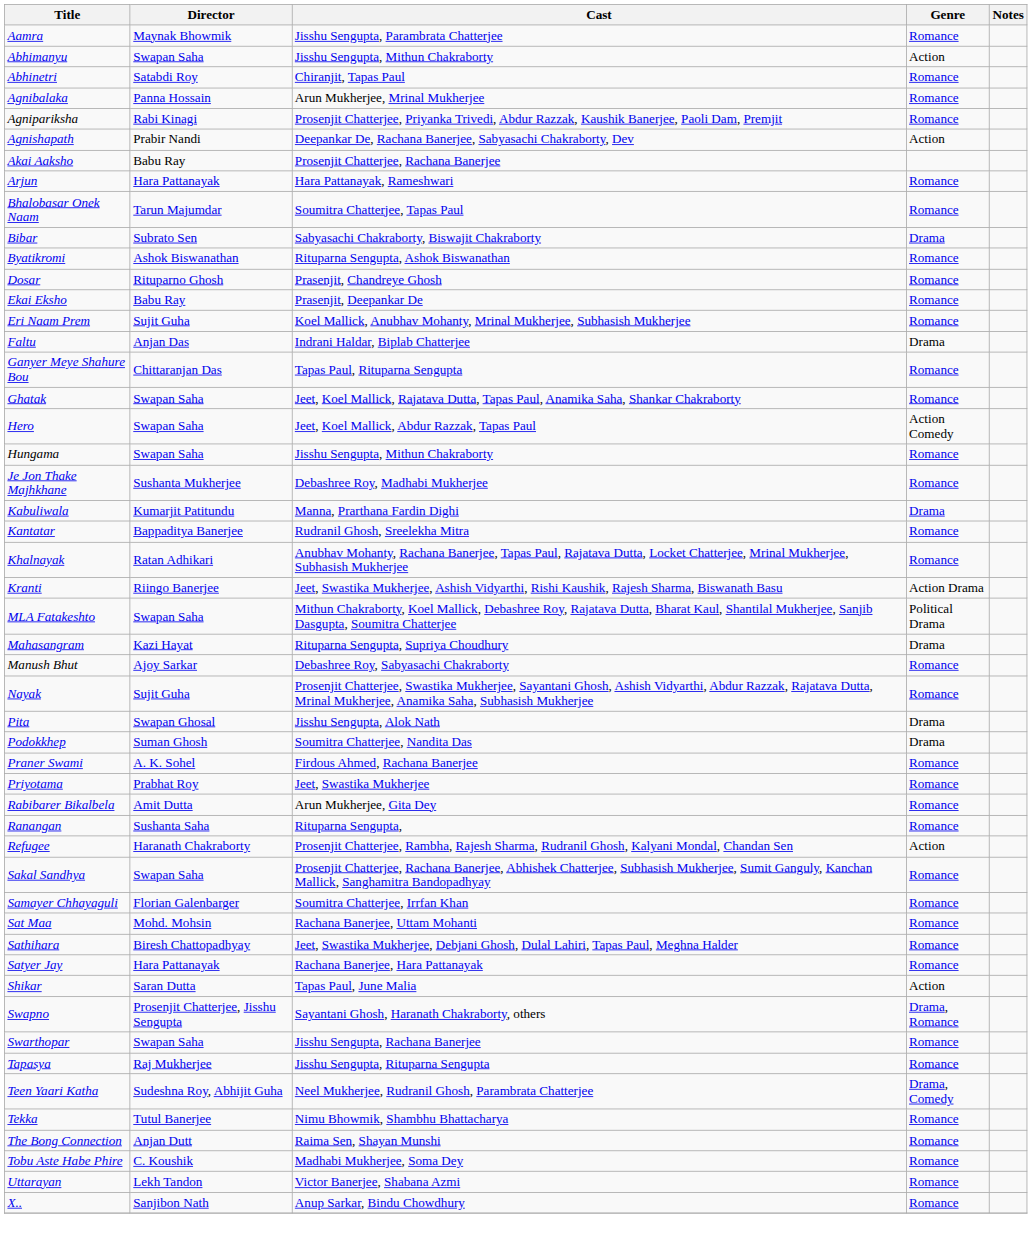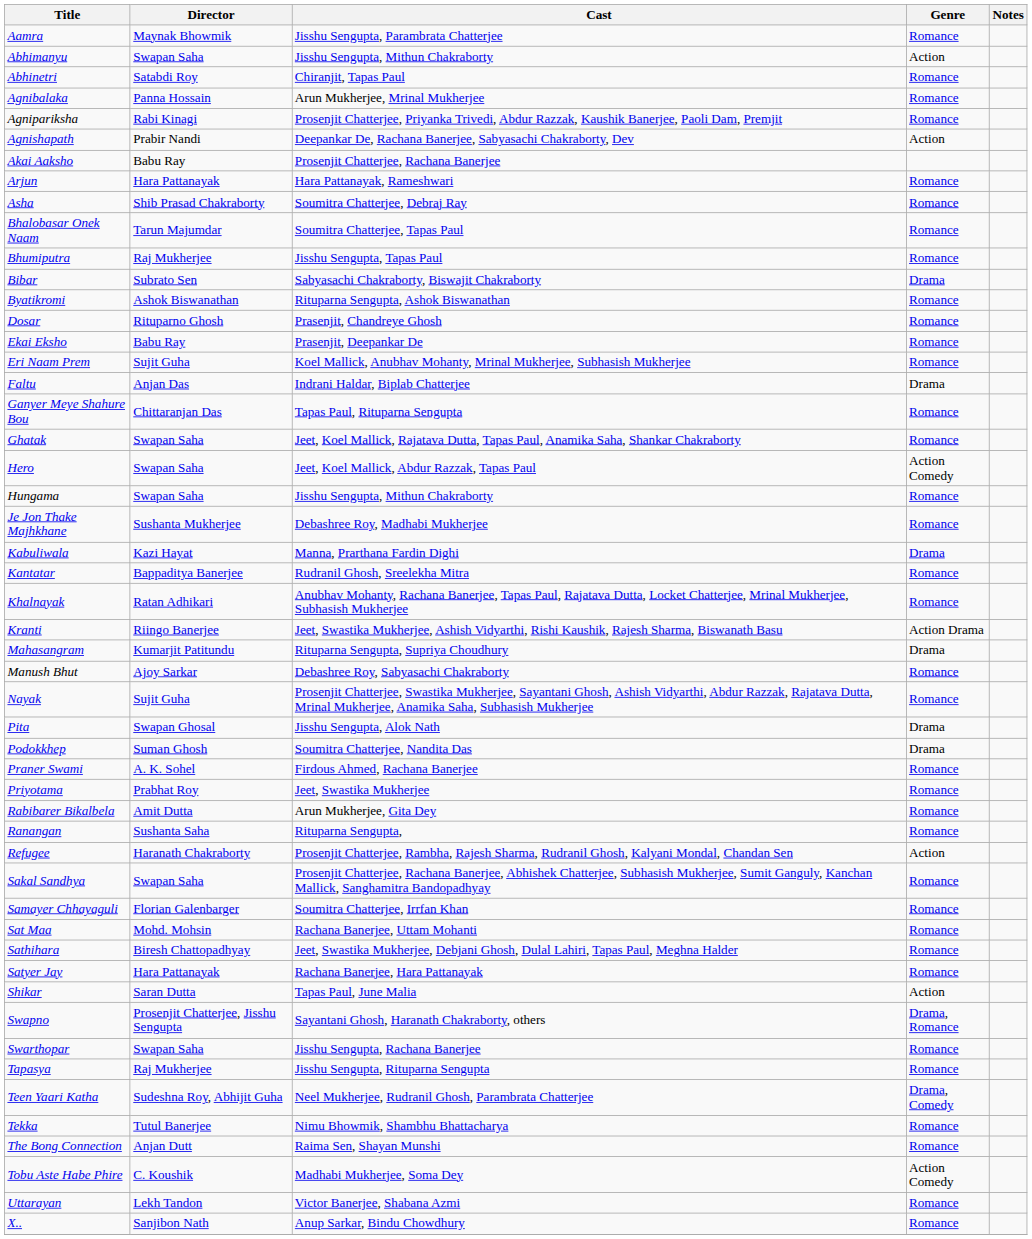+ row: (21, 202)
+ row: (39, 258)
(184, 510) Kumarjit Patitundu -> (163, 552) Kazi Hayat
- row: (51, 616)
(163, 644) Kazi Hayat -> (184, 650) Kumarjit Patitundu
(934, 1161) Romance -> (931, 1174) Action Comedy
